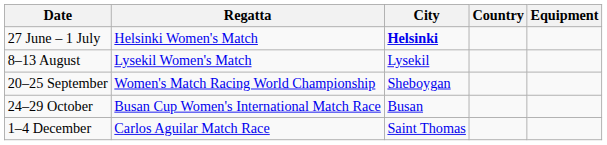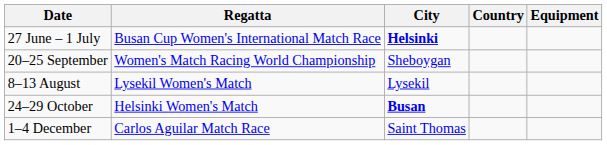(186, 38) Helsinki Women's Match -> (248, 38) Busan Cup Women's International Match Race
rows swapped: (44, 60) <-> (58, 83)
(248, 106) Busan Cup Women's International Match Race -> (186, 106) Helsinki Women's Match
(405, 106) normal -> (406, 106) bold
